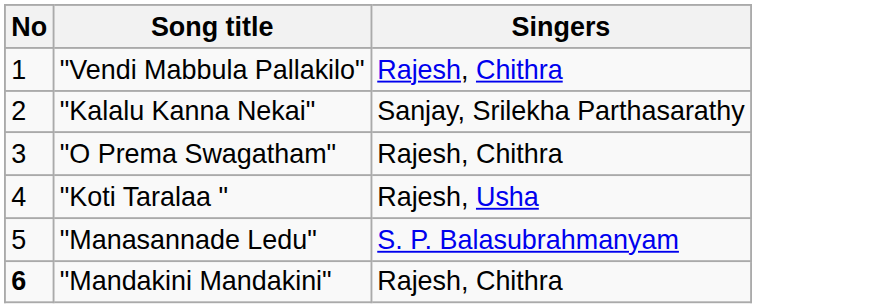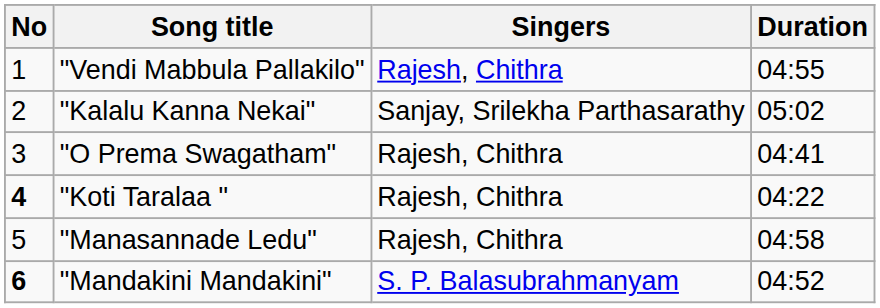+ column: (813, 27)
(19, 197) normal -> (19, 197) bold
(458, 197) Rajesh, Usha -> (470, 197) Rajesh, Chithra
(528, 239) S. P. Balasubrahmanyam -> (470, 239) Rajesh, Chithra
(470, 282) Rajesh, Chithra -> (528, 282) S. P. Balasubrahmanyam
